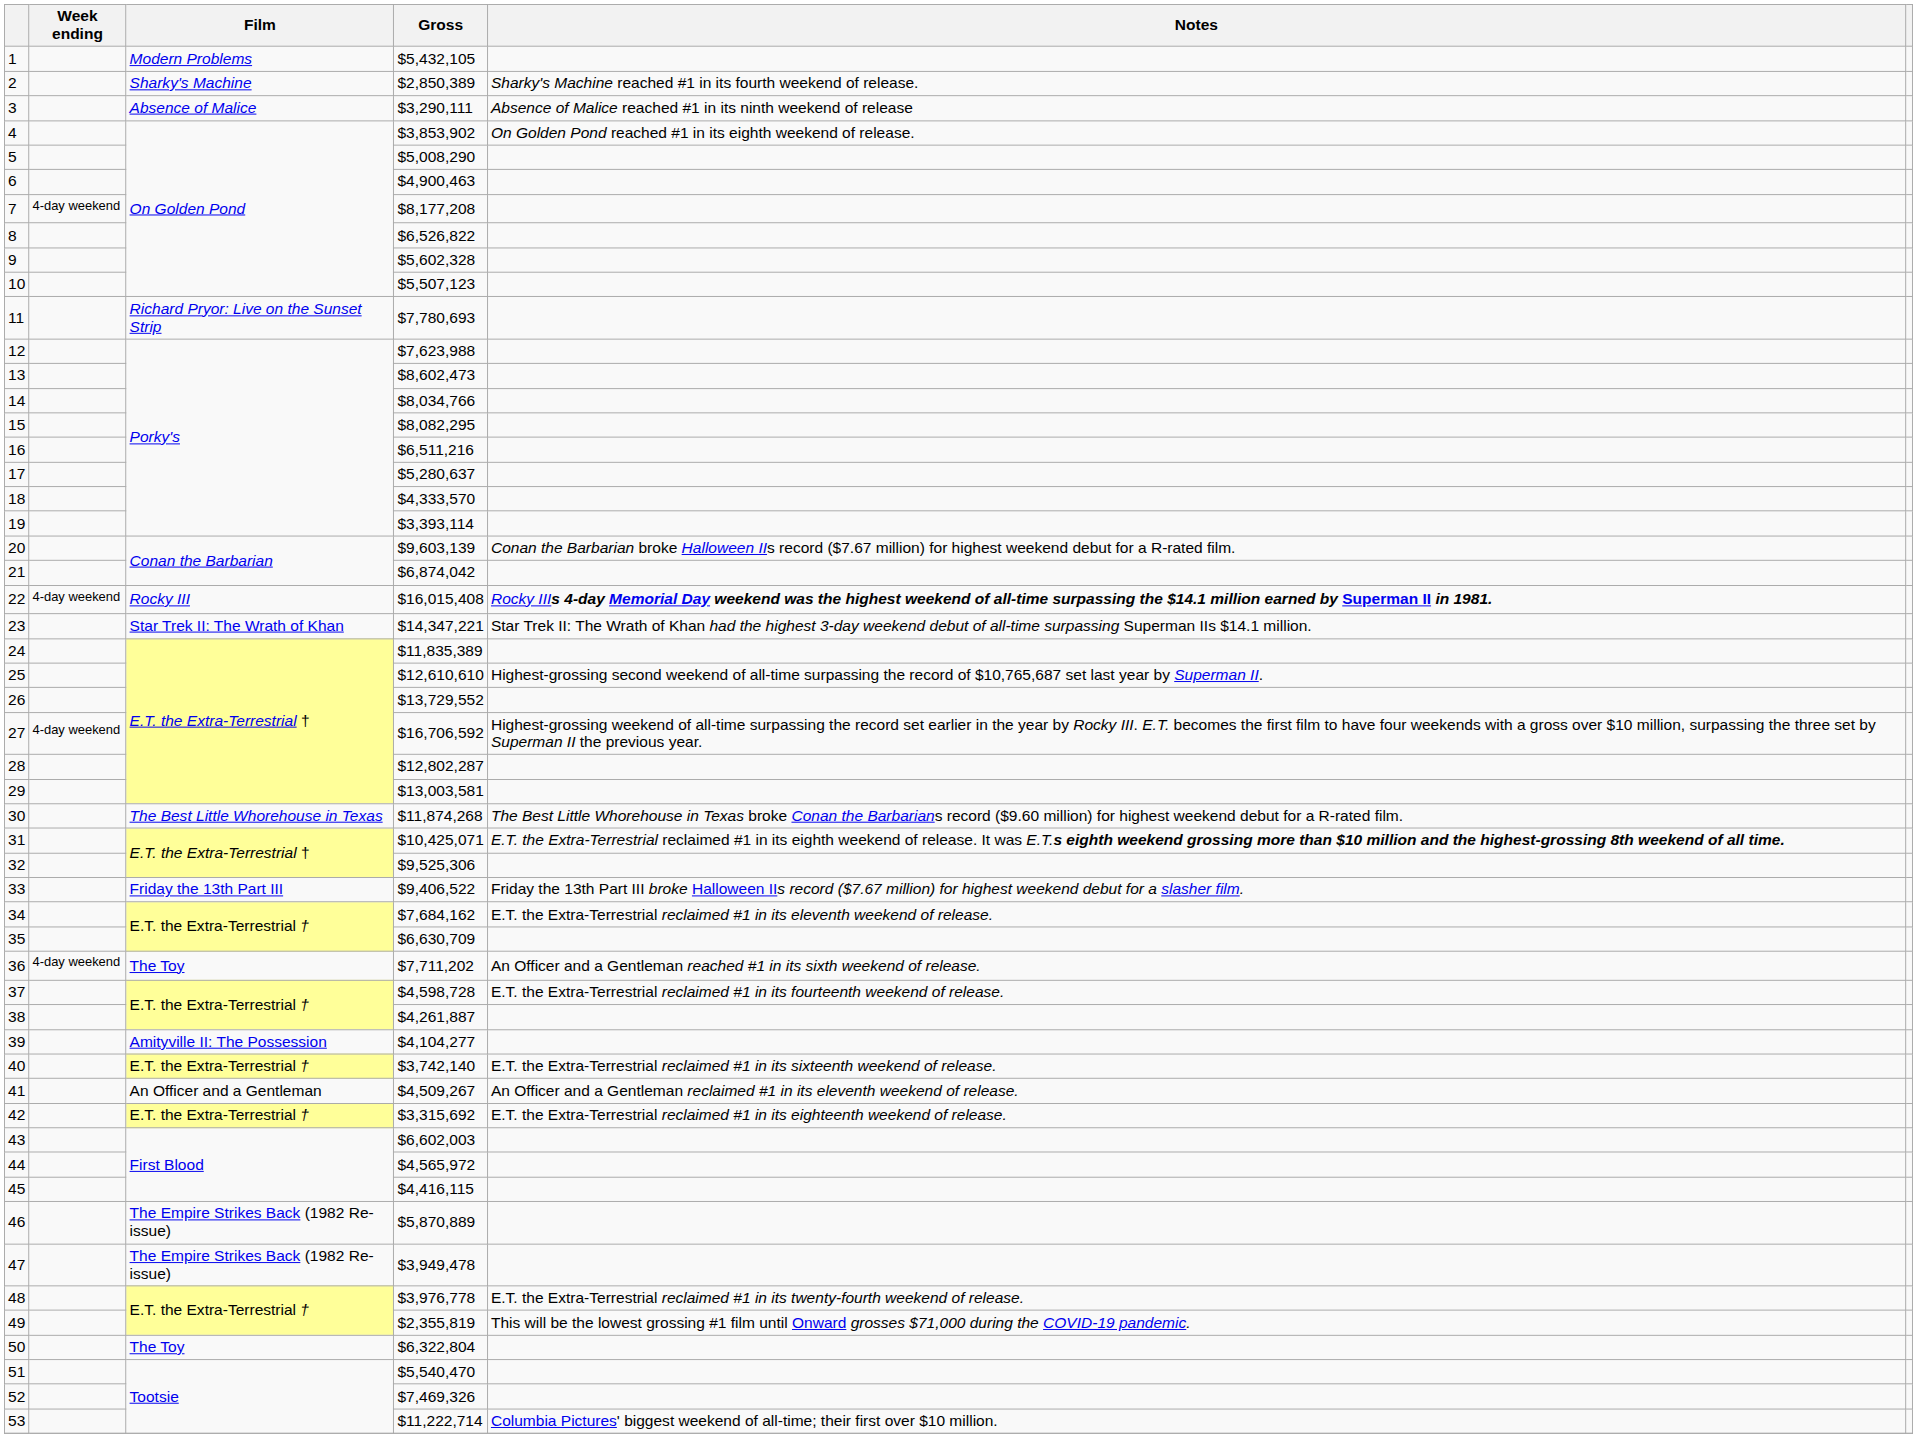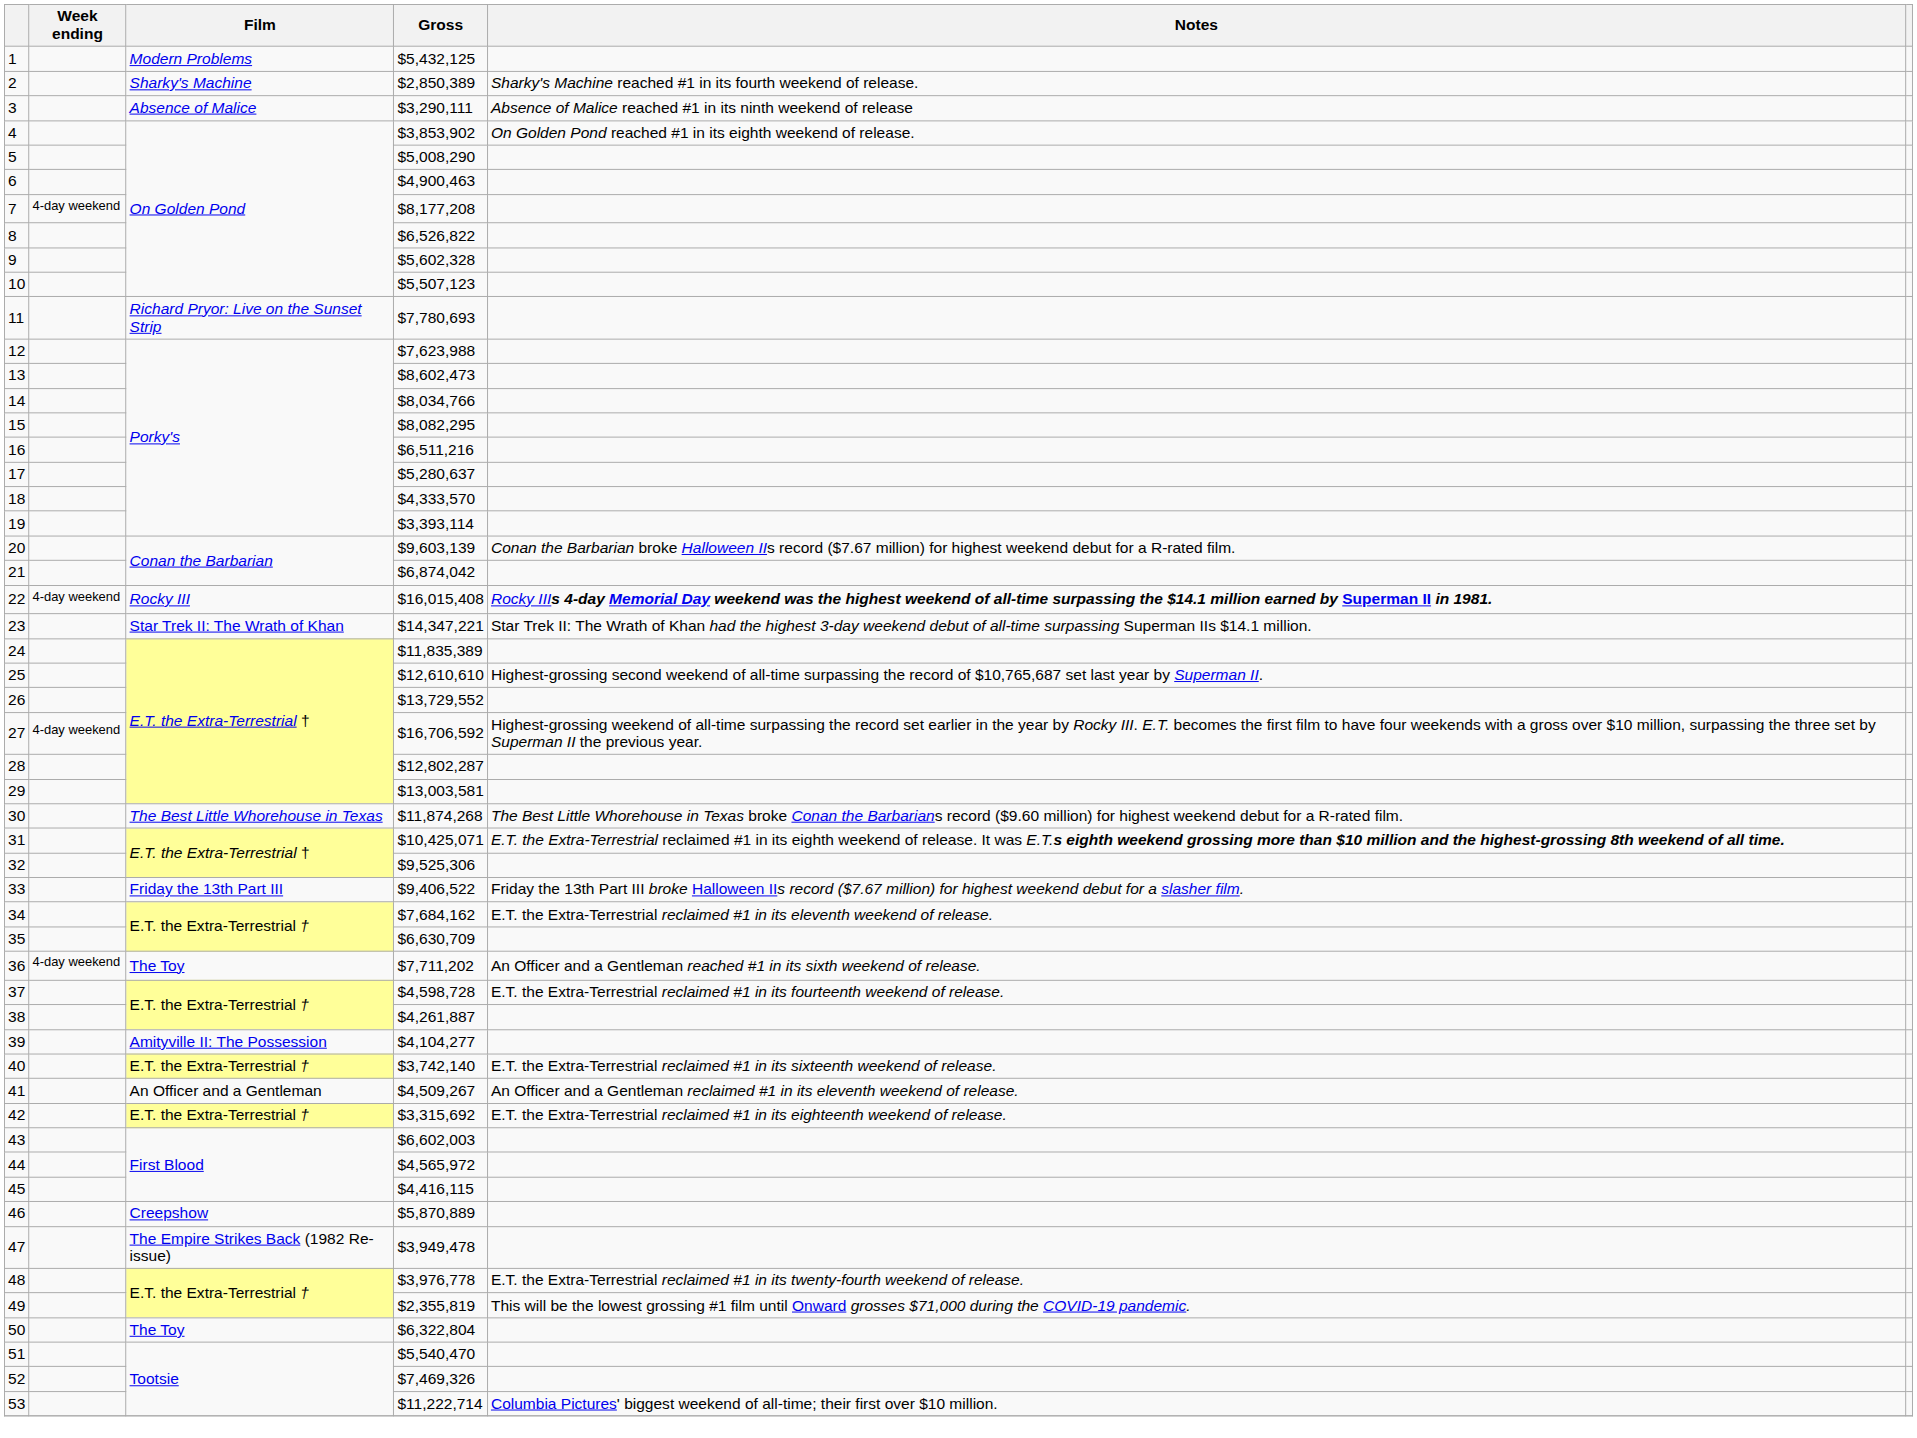(436, 58) $5,432,105 -> (436, 58) $5,432,125
(252, 1222) The Empire Strikes Back (1982 Re-issue) -> (169, 1214) Creepshow
